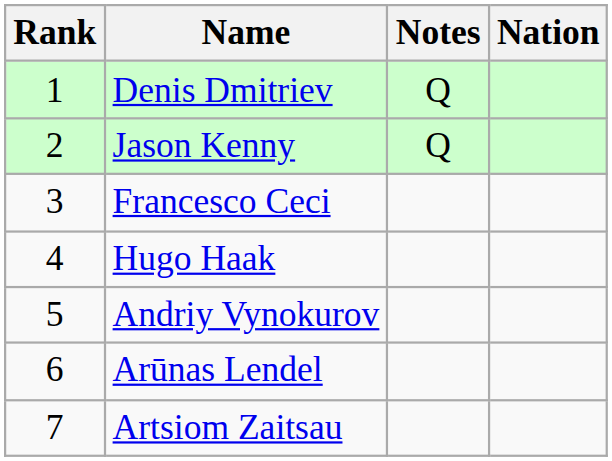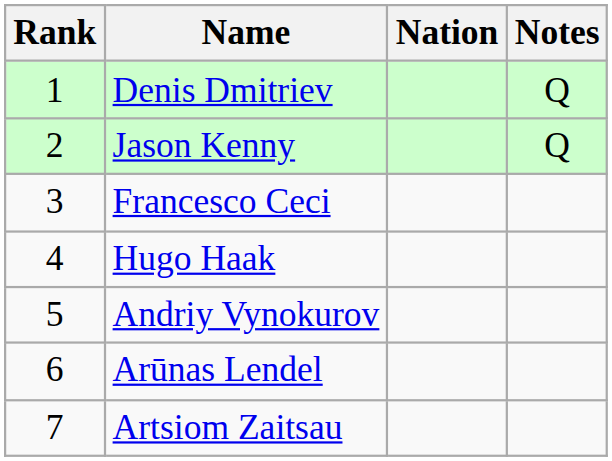columns swapped: (548, 32) <-> (438, 32)
